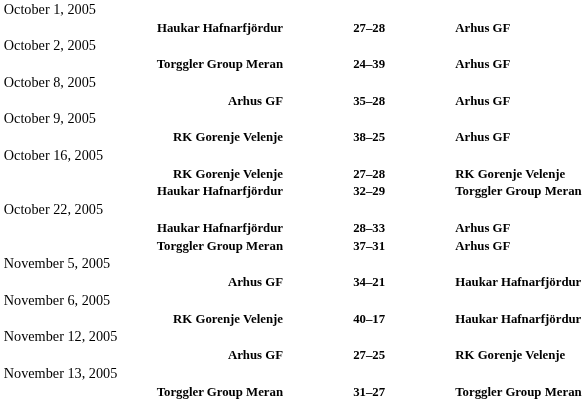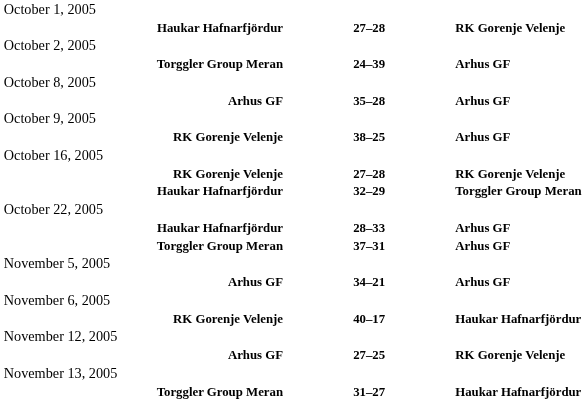(483, 27) Arhus GF -> (510, 27) RK Gorenje Velenje
(518, 282) Haukar Hafnarfjördur -> (483, 282) Arhus GF
(518, 391) Torggler Group Meran -> (518, 391) Haukar Hafnarfjördur
